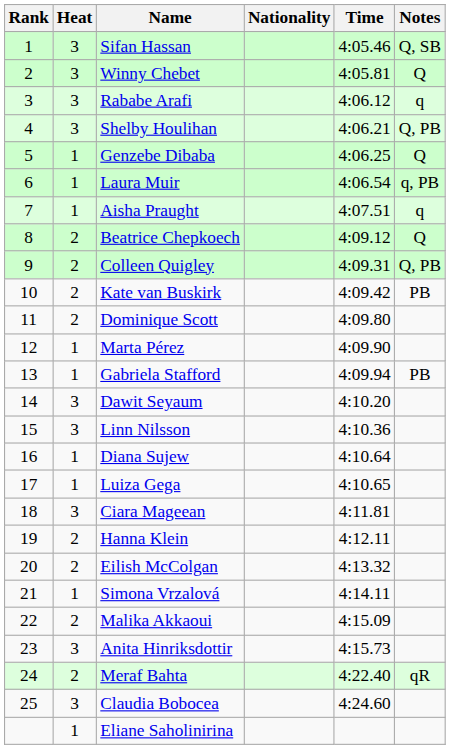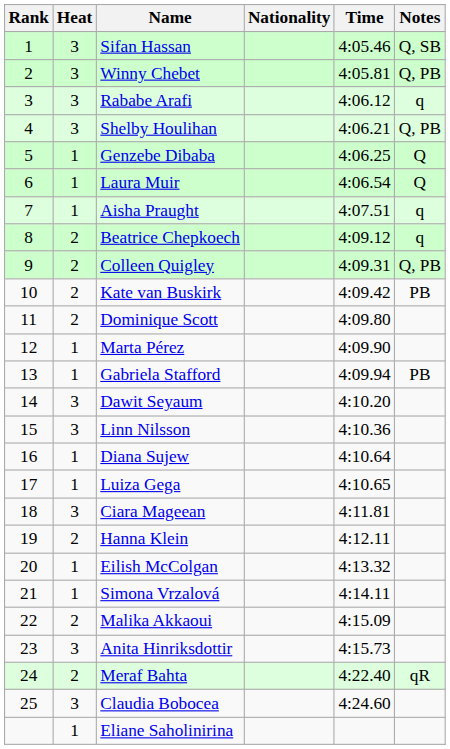(420, 73) Q -> (420, 73) Q, PB
(420, 182) q, PB -> (420, 182) Q
(420, 237) Q -> (420, 237) q
(75, 566) 2 -> (75, 566) 1
